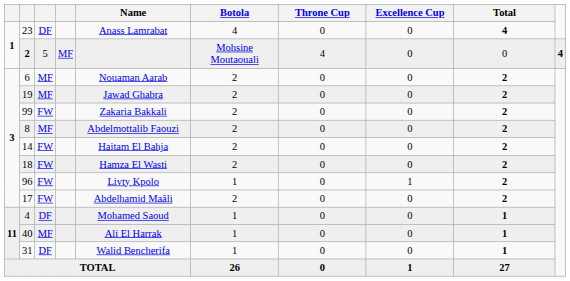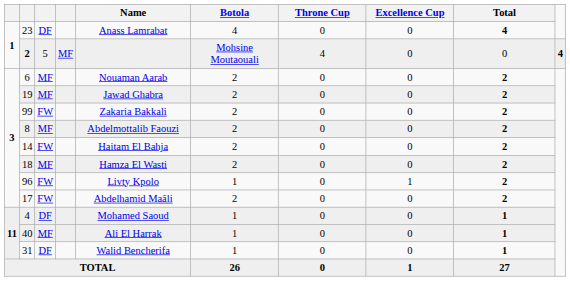(45, 164) FW -> (45, 164) MF
